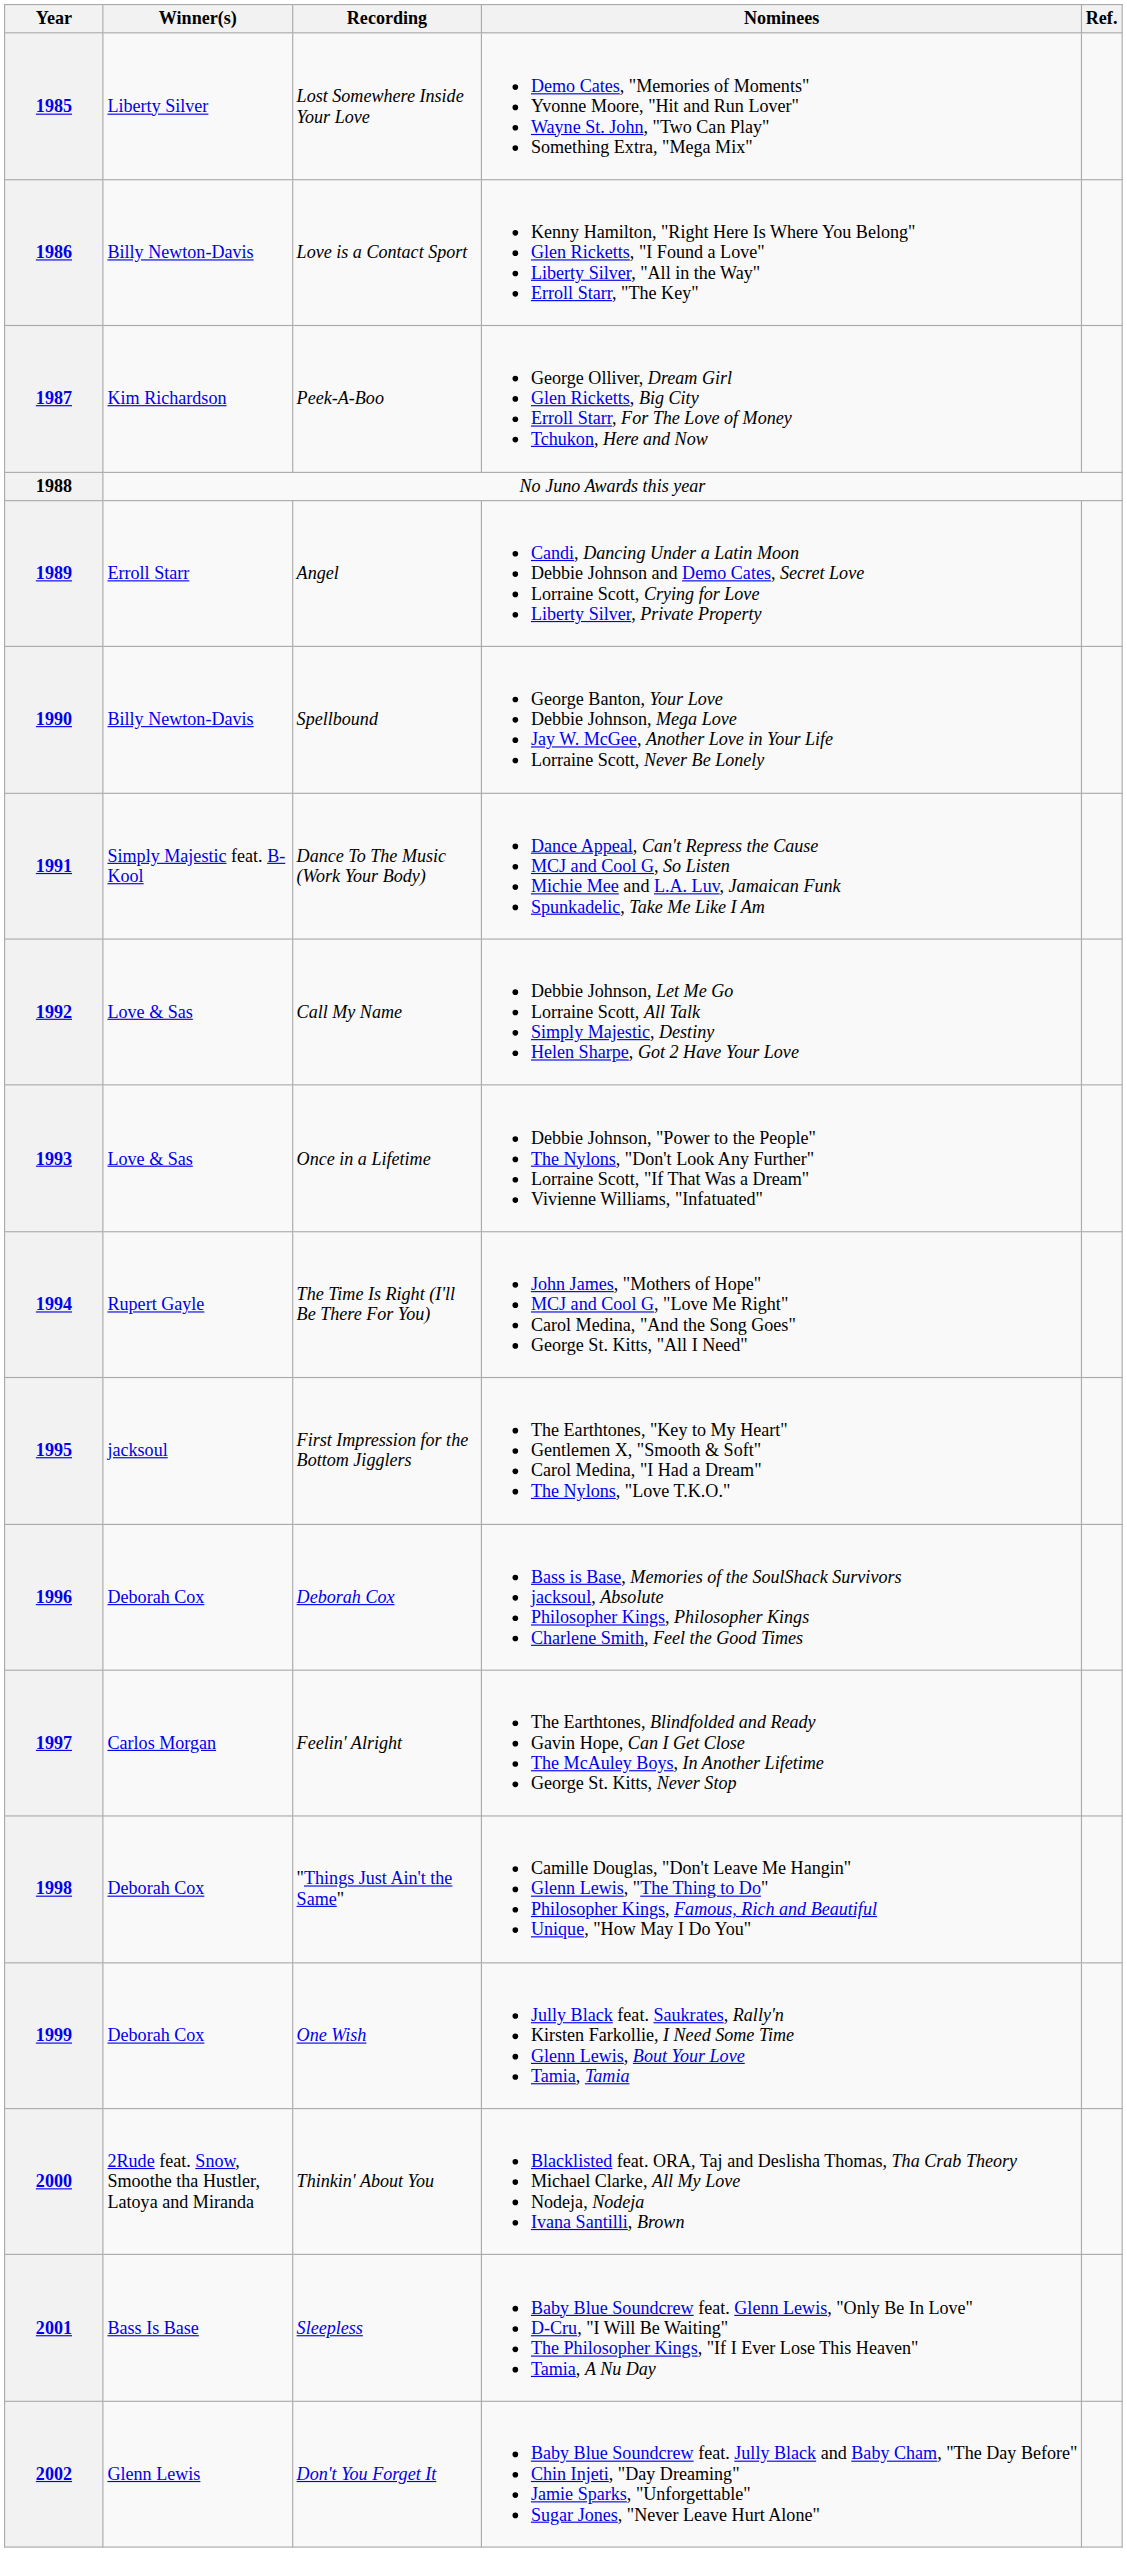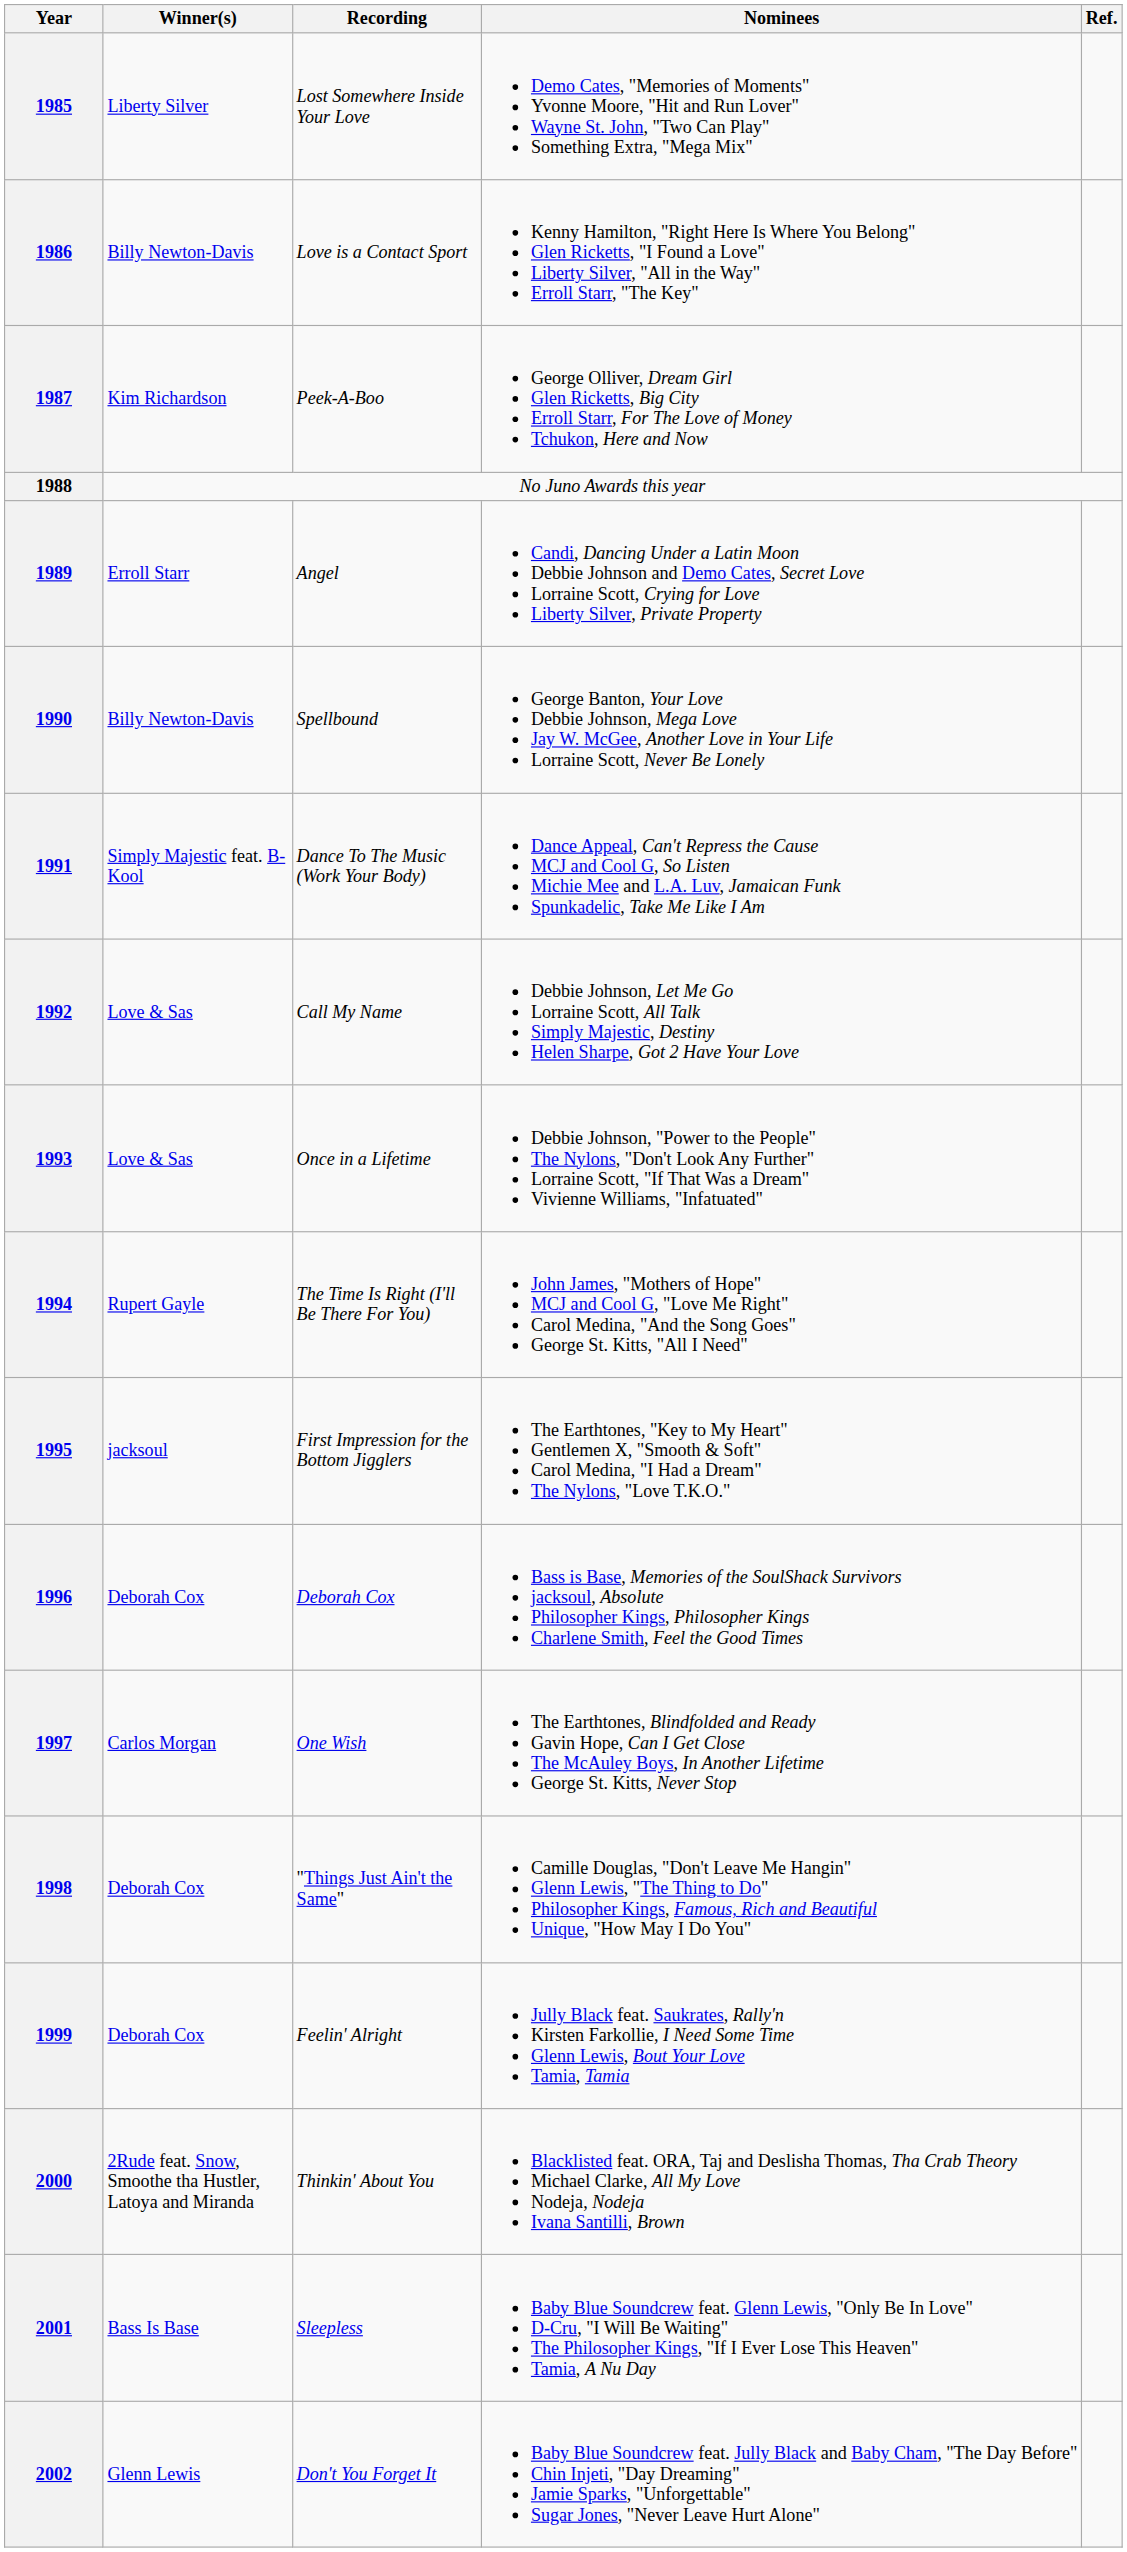(349, 1743) Feelin' Alright -> (332, 1743) One Wish
(332, 2035) One Wish -> (349, 2035) Feelin' Alright
